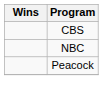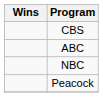+ row: (73, 48)
